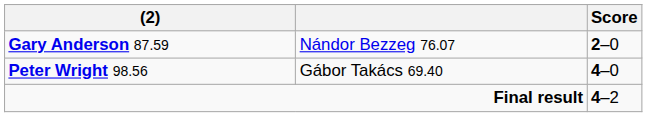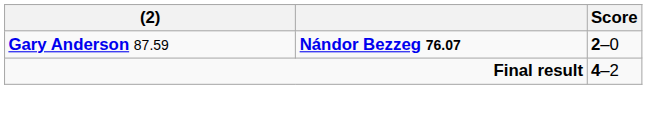(377, 44) normal -> (380, 44) bold
- row: (78, 71)
